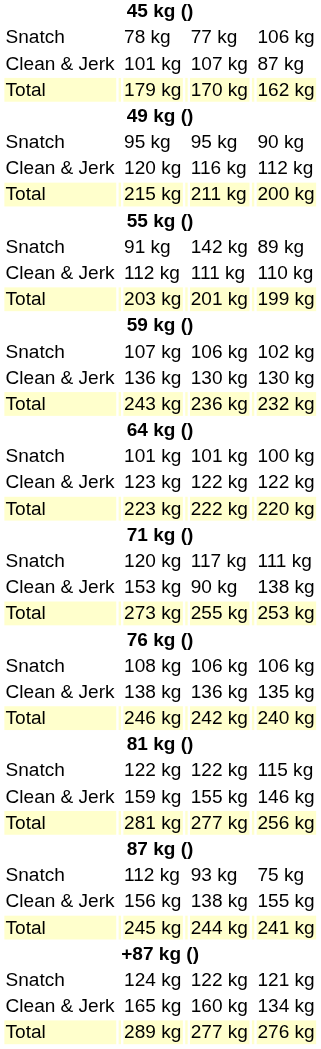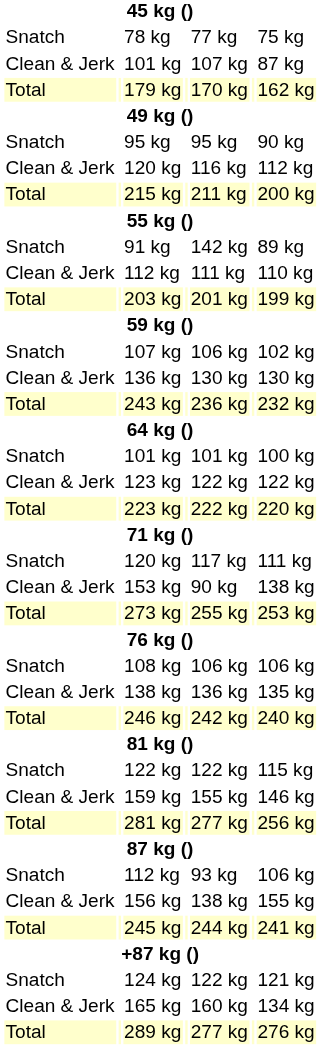(286, 37) 106 kg -> (281, 37) 75 kg
(281, 875) 75 kg -> (286, 875) 106 kg
